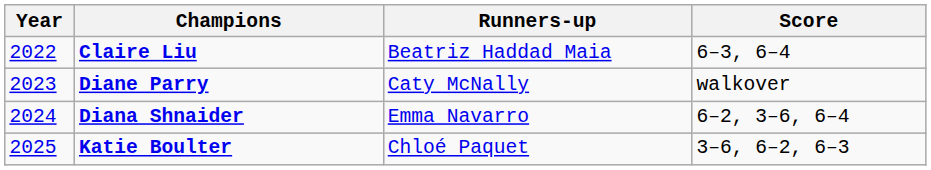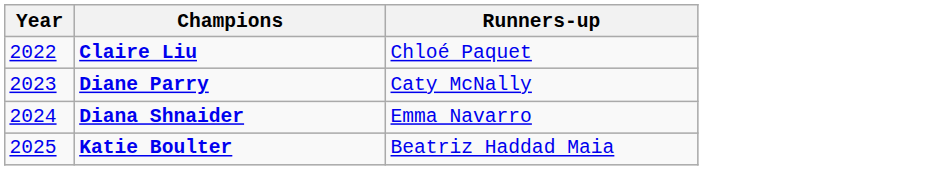- column: (809, 21)
(500, 53) Beatriz Haddad Maia -> (461, 53) Chloé Paquet
(458, 149) Chloé Paquet -> (502, 149) Beatriz Haddad Maia
